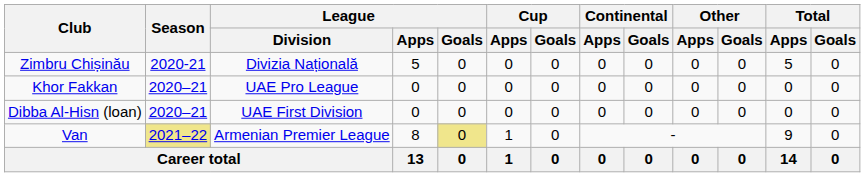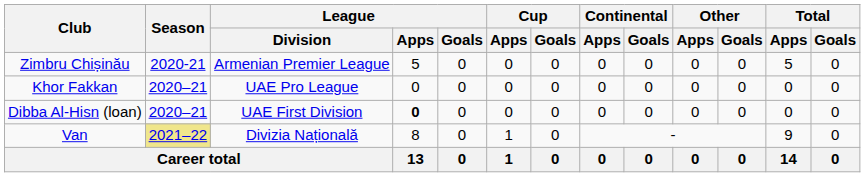(302, 64) Divizia Națională -> (302, 64) Armenian Premier League
(415, 111) normal -> (415, 111) bold
(302, 135) Armenian Premier League -> (302, 135) Divizia Națională
(462, 135) khaki background -> (462, 135) no background
